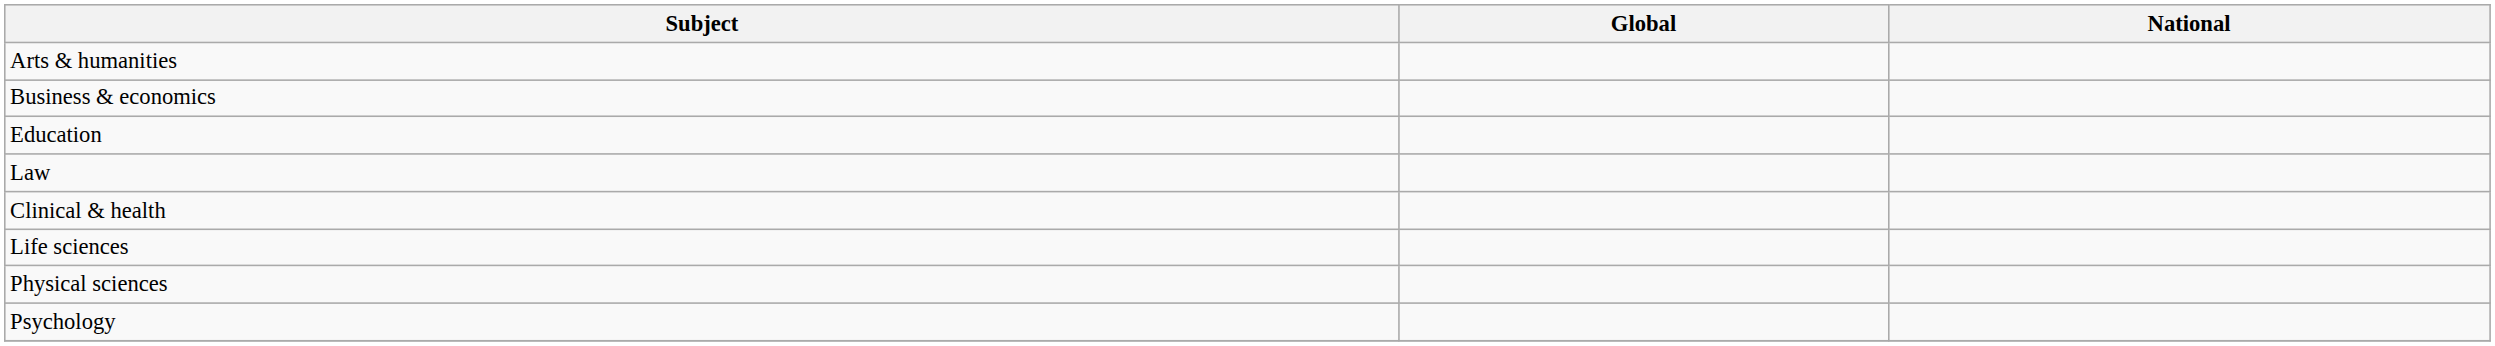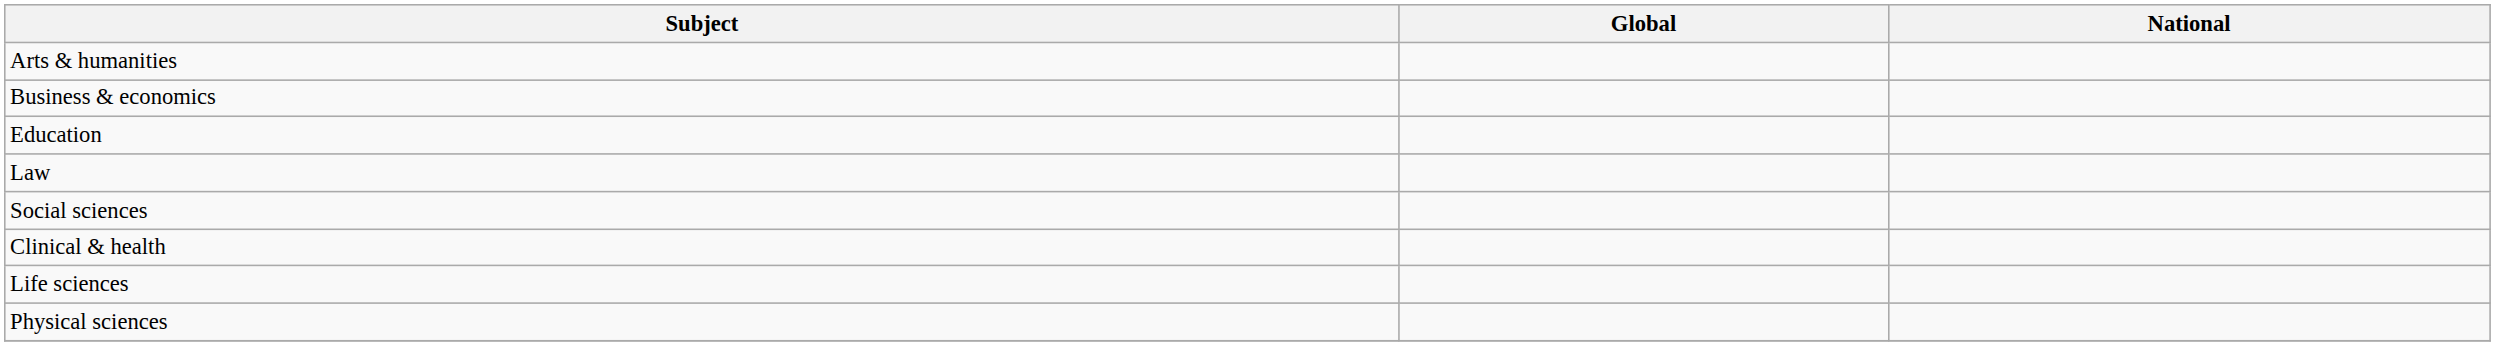+ row: (79, 209)
- row: (63, 321)
